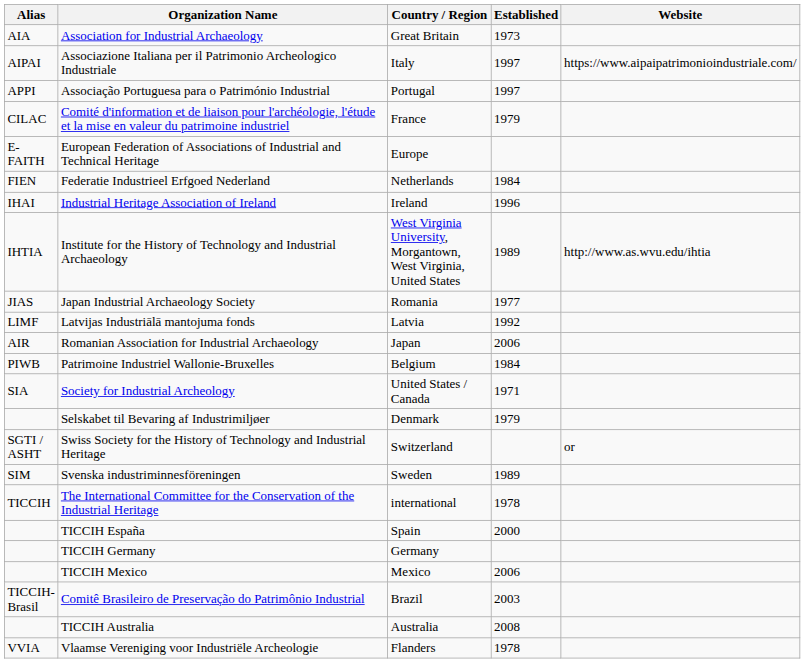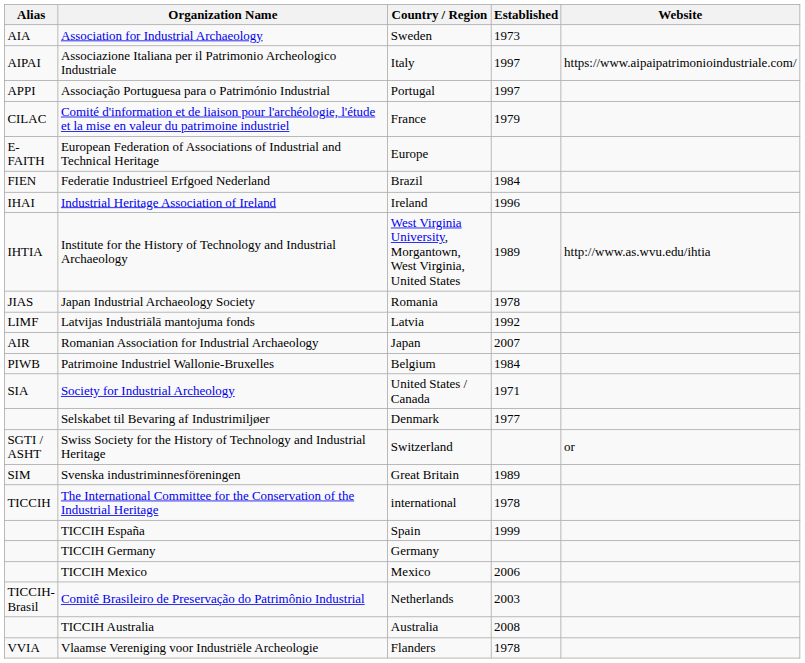(425, 35) Great Britain -> (411, 35) Sweden
(422, 181) Netherlands -> (407, 181) Brazil
(507, 301) 1977 -> (507, 301) 1978
(507, 342) 2006 -> (507, 342) 2007
(507, 419) 1979 -> (507, 419) 1977
(411, 474) Sweden -> (425, 474) Great Britain
(507, 530) 2000 -> (507, 530) 1999
(407, 599) Brazil -> (422, 599) Netherlands
